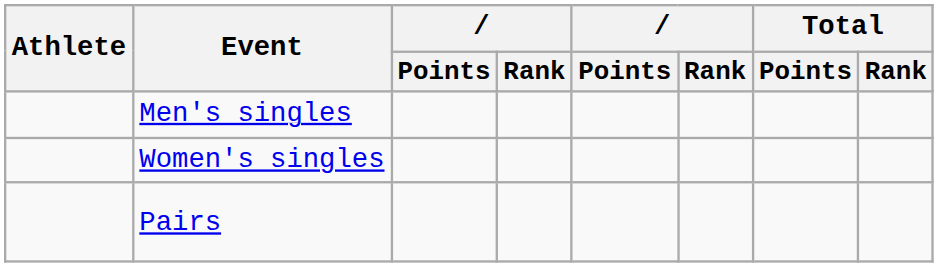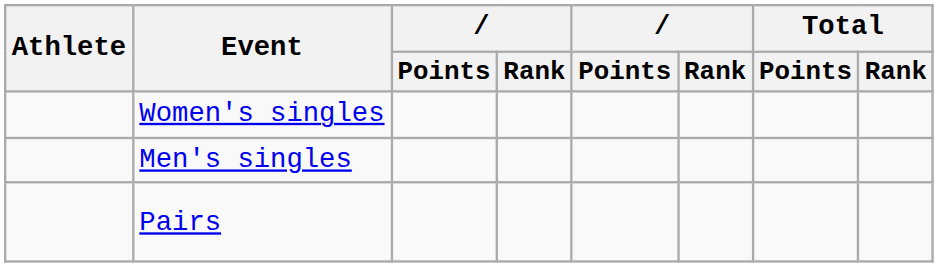rows swapped: (246, 114) <-> (262, 160)
